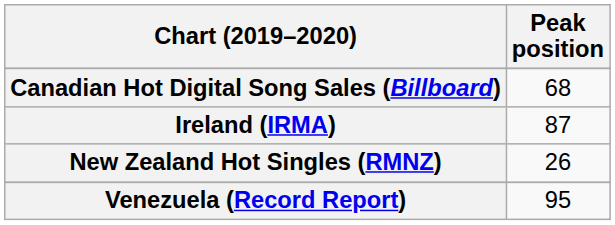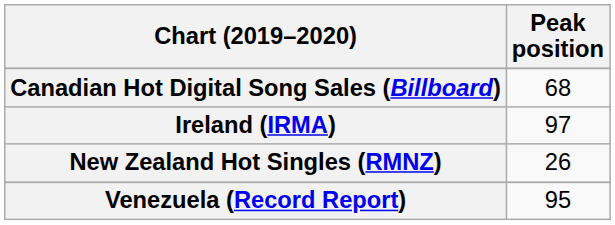(558, 125) 87 -> (558, 125) 97
